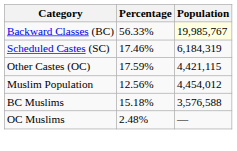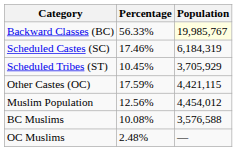+ row: (57, 66)
(136, 102) 15.18% -> (136, 119) 10.08%
